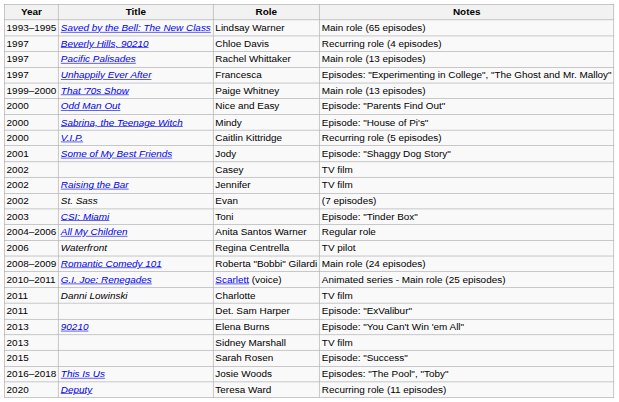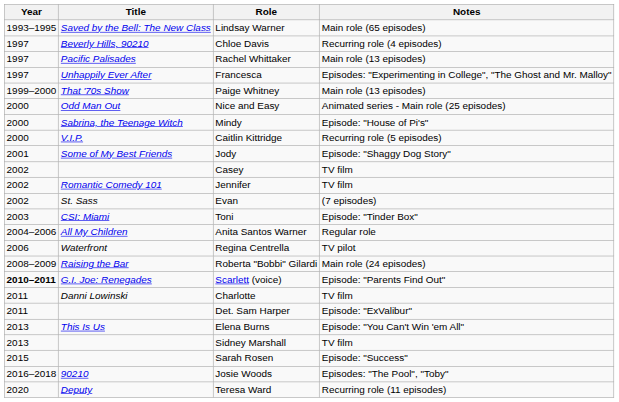(384, 106) Episode: "Parents Find Out" -> (414, 106) Animated series - Main role (25 episodes)
(95, 185) Raising the Bar -> (111, 185) Romantic Comedy 101
(111, 264) Romantic Comedy 101 -> (95, 264) Raising the Bar
(31, 279) normal -> (31, 279) bold
(414, 279) Animated series - Main role (25 episodes) -> (384, 279) Episode: "Parents Find Out"
(75, 327) 90210 -> (83, 327) This Is Us
(83, 374) This Is Us -> (75, 374) 90210
